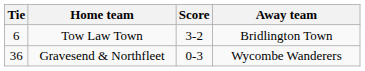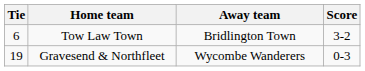columns swapped: (194, 14) <-> (286, 14)
(16, 55) 36 -> (16, 55) 19
